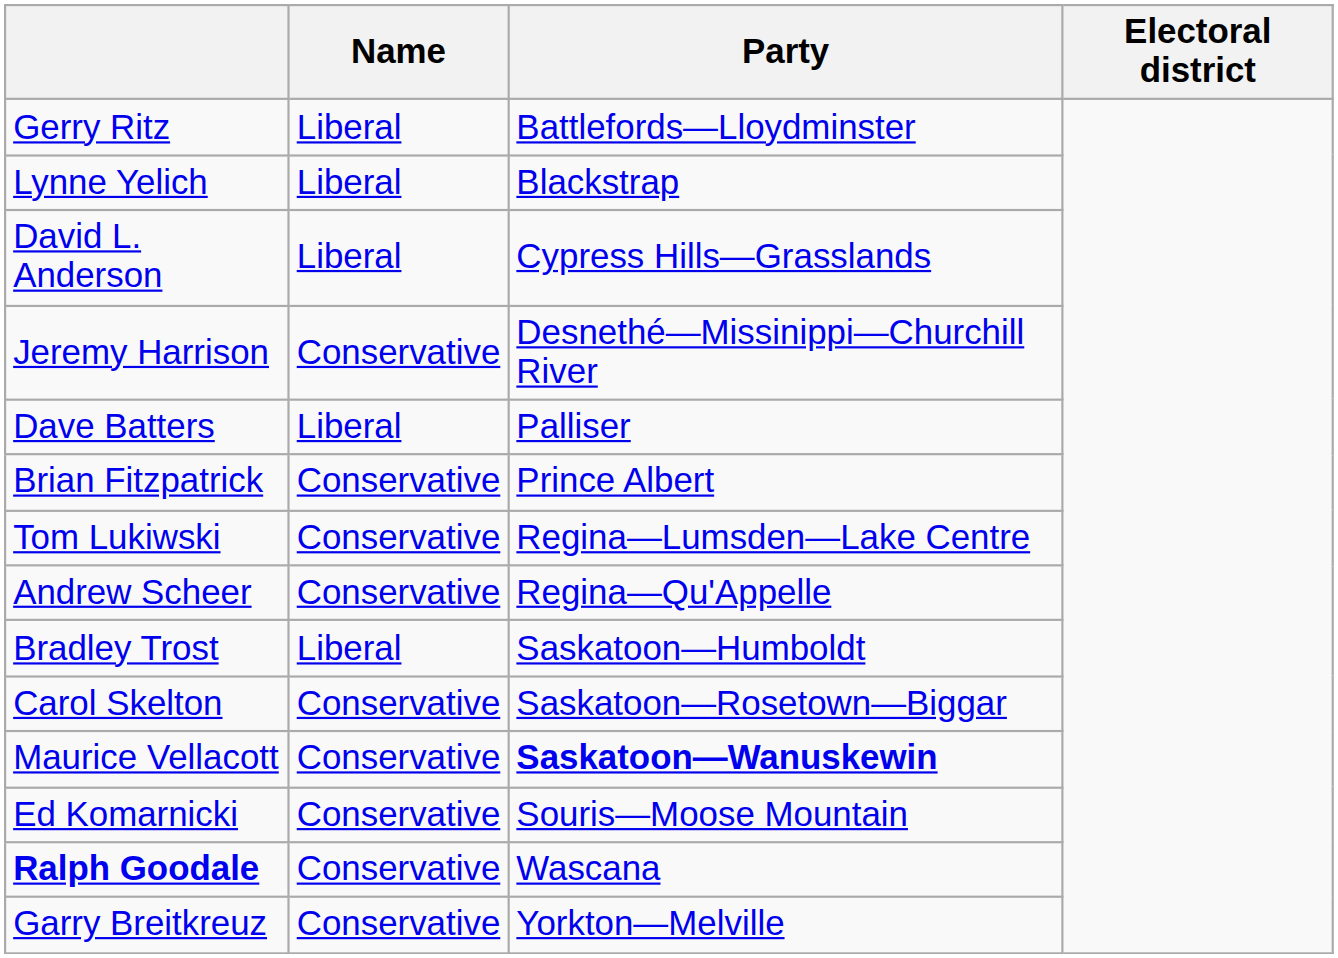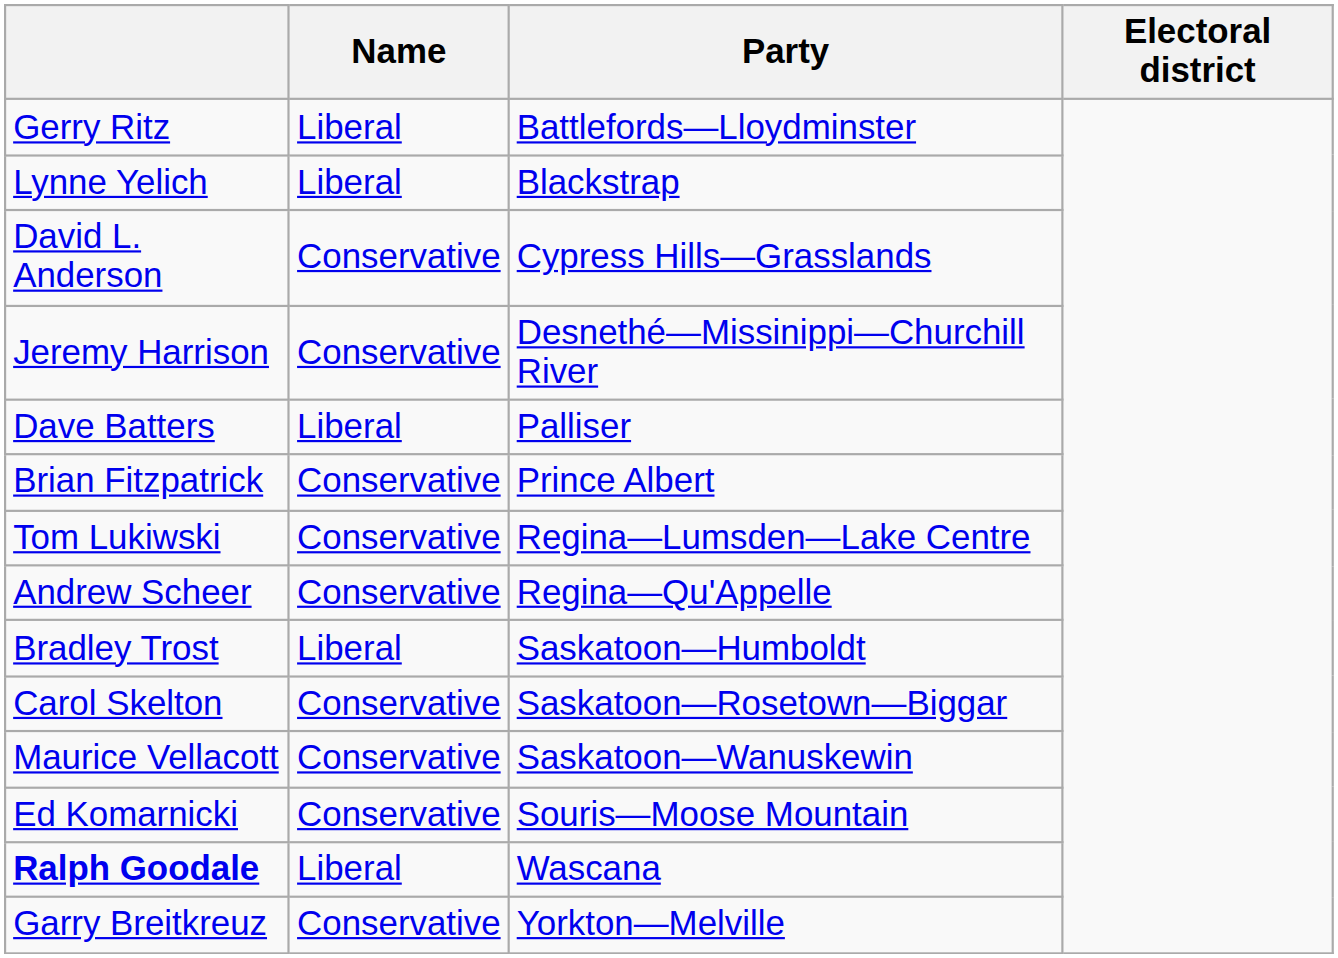(349, 256) Liberal -> (399, 256) Conservative
(727, 758) bold -> (715, 758) normal
(399, 869) Conservative -> (349, 869) Liberal
